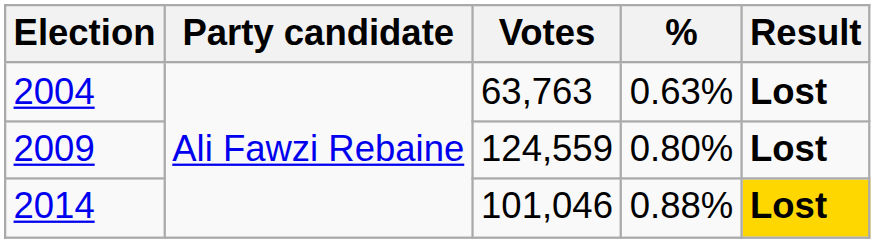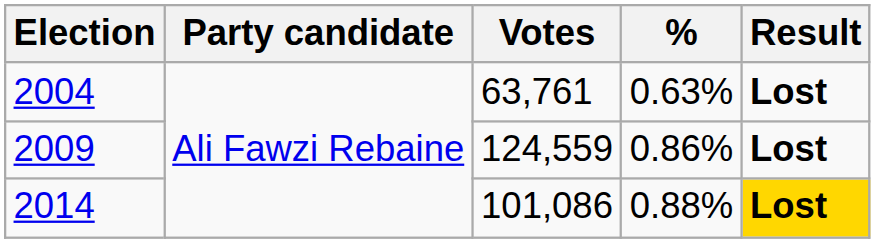(537, 91) 63,763 -> (537, 91) 63,761
(681, 149) 0.80% -> (681, 149) 0.86%
(547, 206) 101,046 -> (547, 206) 101,086
